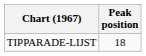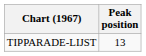(120, 42) 18 -> (120, 42) 13
